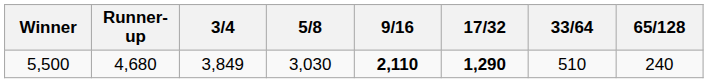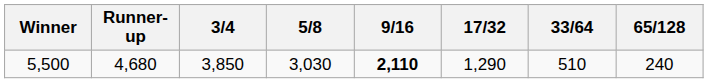(223, 63) 3,849 -> (223, 63) 3,850
(485, 63) bold -> (485, 63) normal
